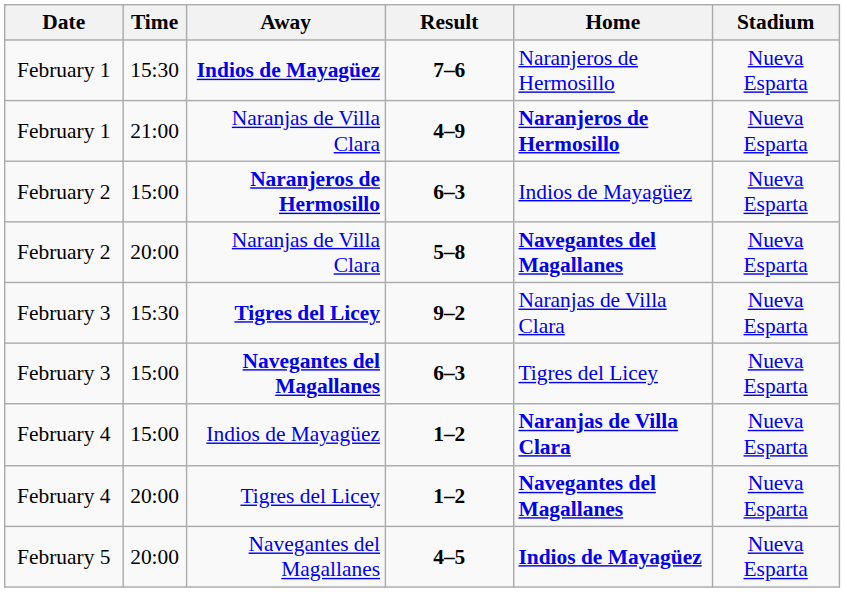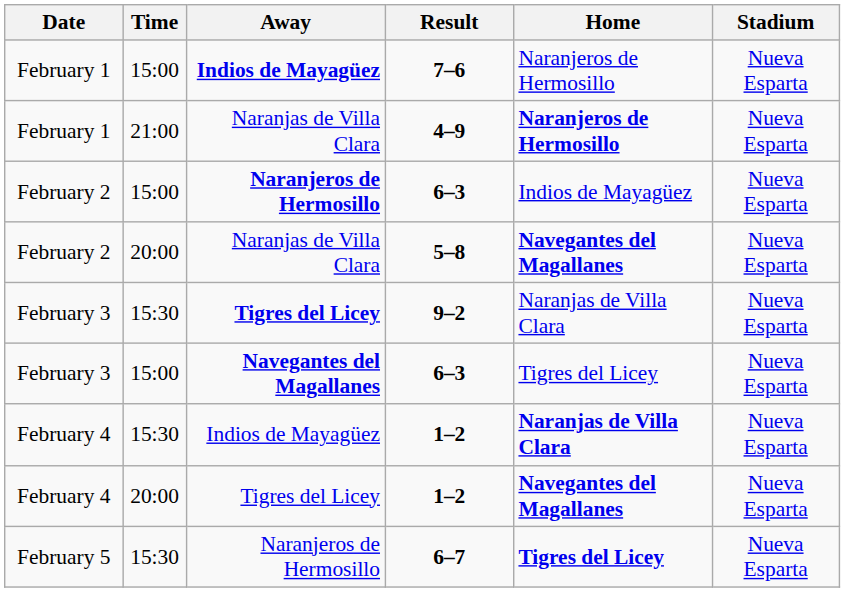(155, 70) 15:30 -> (155, 70) 15:00
(155, 434) 15:00 -> (155, 434) 15:30
+ row: (320, 556)
- row: (314, 556)
